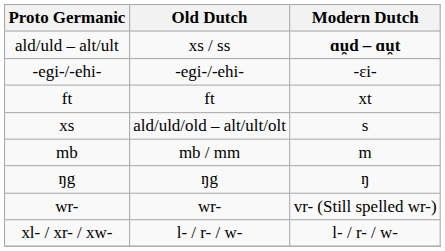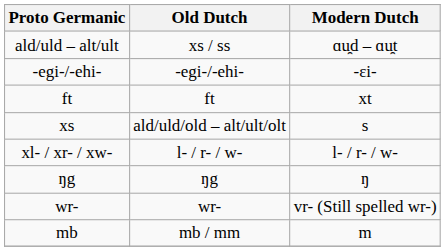(365, 44) bold -> (365, 44) normal
rows swapped: (67, 152) <-> (67, 233)
